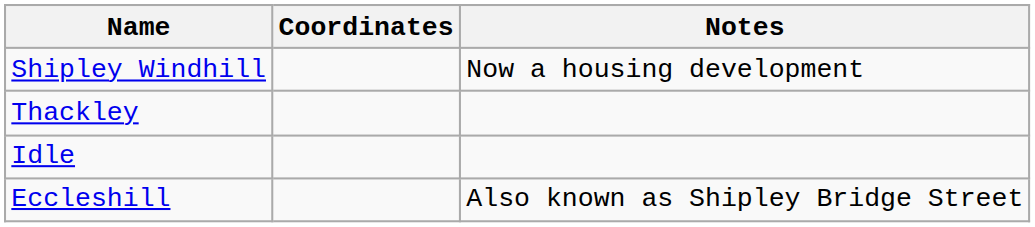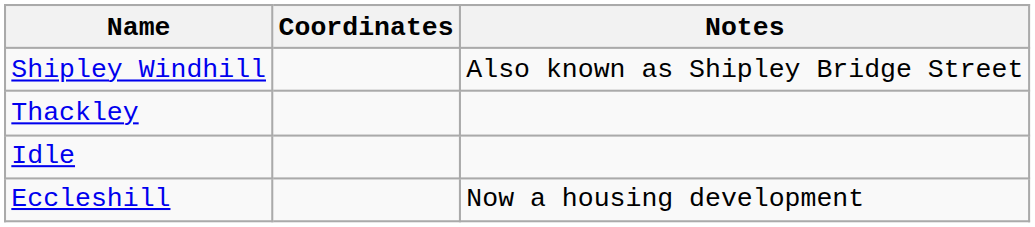(665, 70) Now a housing development -> (745, 70) Also known as Shipley Bridge Street
(745, 200) Also known as Shipley Bridge Street -> (665, 200) Now a housing development
